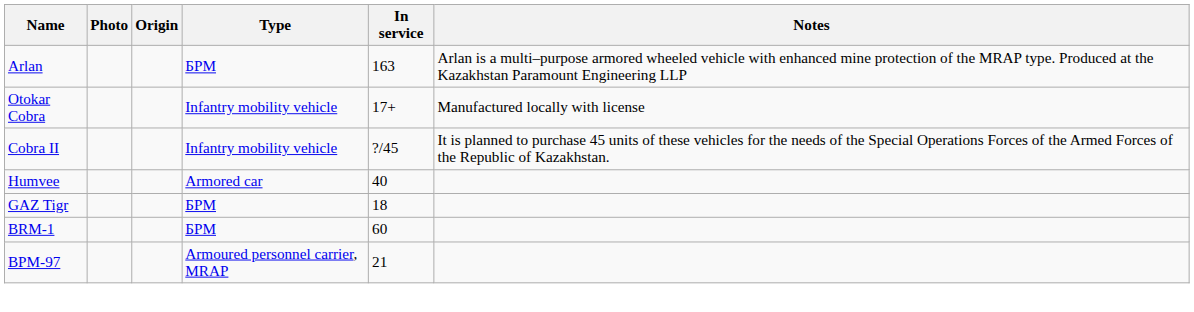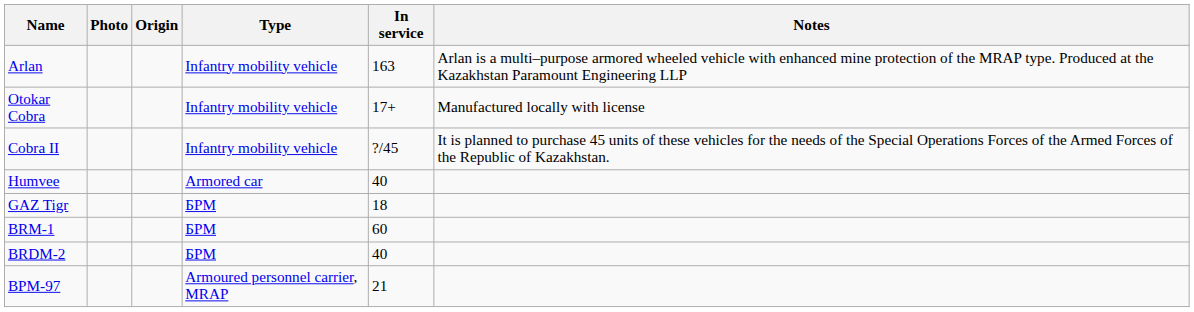(201, 66) БРМ -> (261, 66) Infantry mobility vehicle
+ row: (37, 253)
